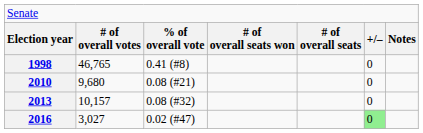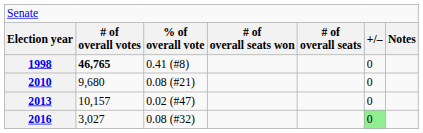(94, 63) normal -> (94, 63) bold
(171, 100) 0.08 (#32) -> (171, 100) 0.02 (#47)
(171, 119) 0.02 (#47) -> (171, 119) 0.08 (#32)
